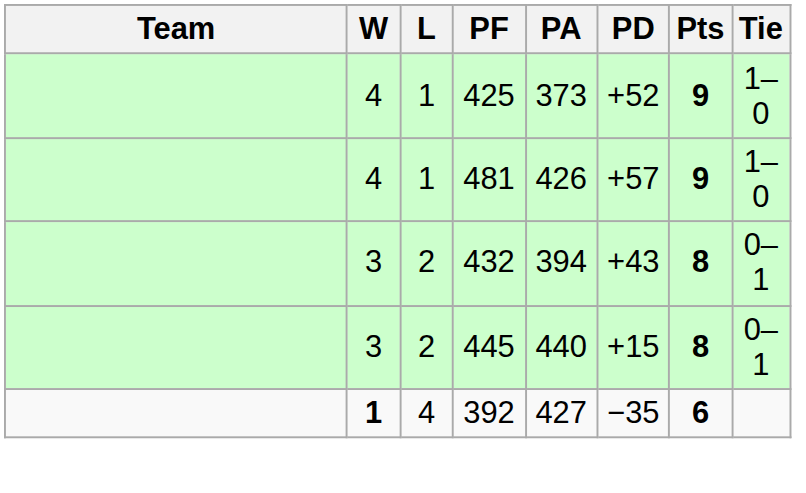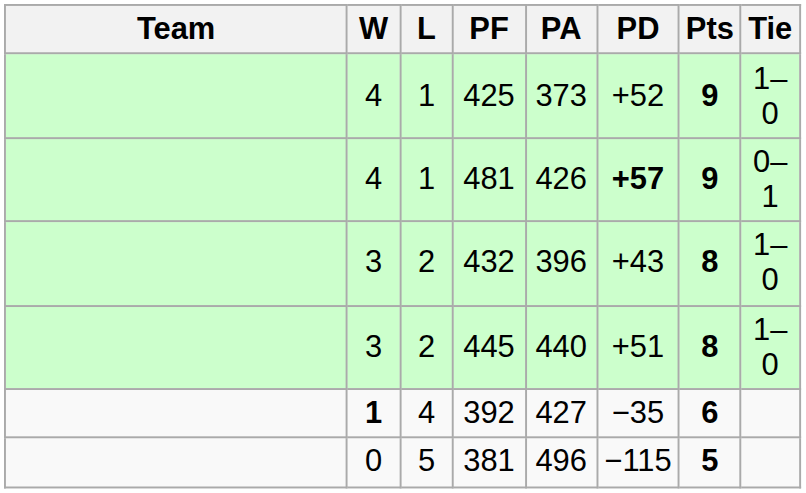(633, 179) normal -> (638, 179) bold
(761, 179) 1–0 -> (770, 179) 0–1
(561, 262) 394 -> (561, 262) 396
(761, 262) 0–1 -> (770, 262) 1–0
(633, 346) +15 -> (638, 346) +51
(761, 346) 0–1 -> (770, 346) 1–0
+ row: (489, 461)
